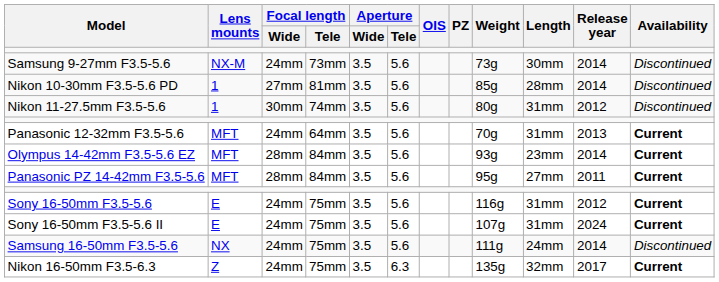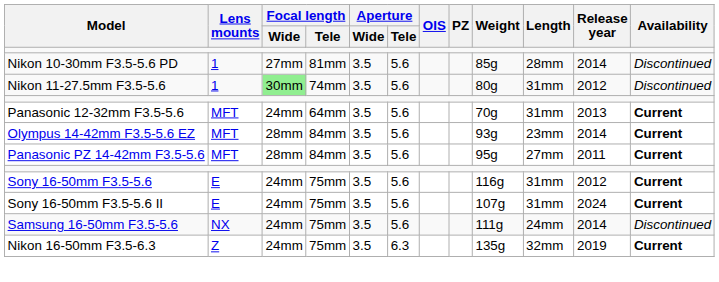- row: (89, 64)
(284, 106) no background -> (284, 85) lightgreen background
(592, 267) 2017 -> (592, 246) 2019
